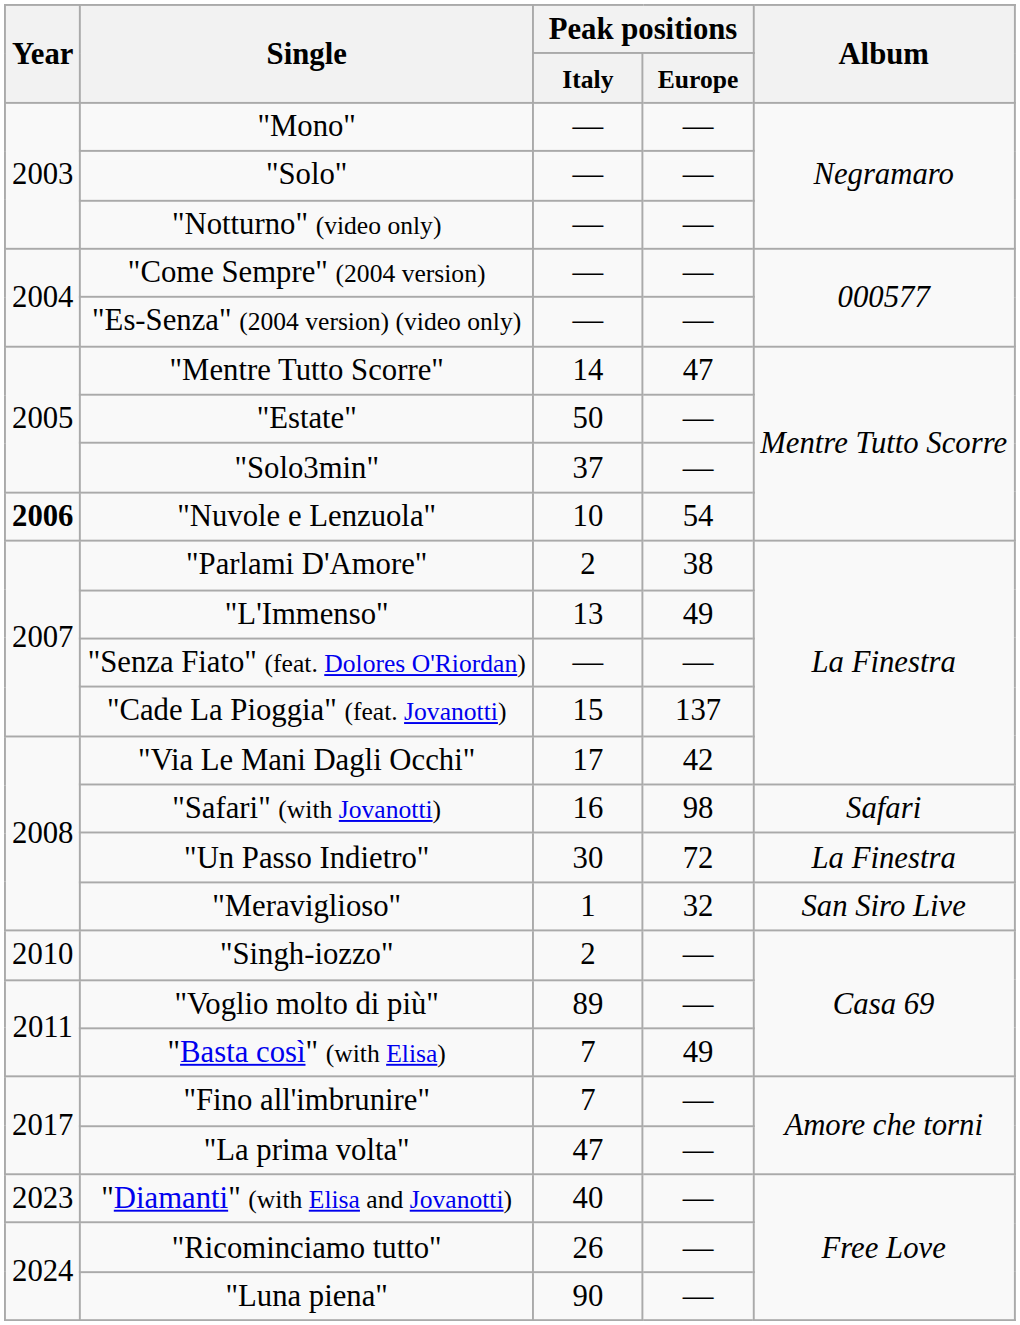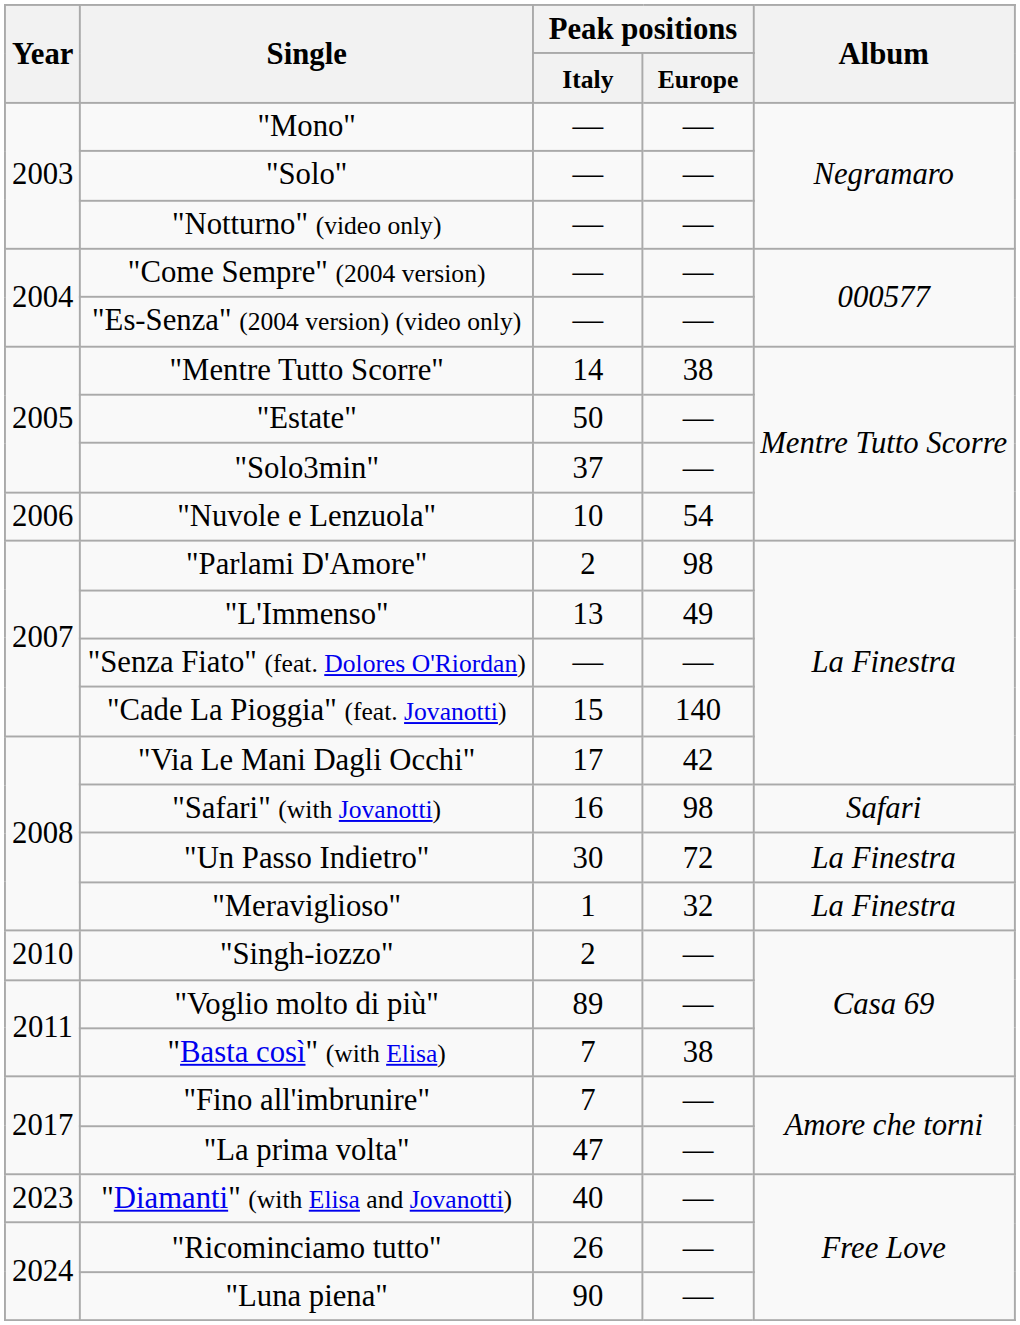(698, 369) 47 -> (698, 369) 38
(43, 516) bold -> (43, 516) normal
(698, 564) 38 -> (698, 564) 98
(698, 710) 137 -> (698, 710) 140
(884, 905) San Siro Live -> (884, 905) La Finestra
(698, 1051) 49 -> (698, 1051) 38
